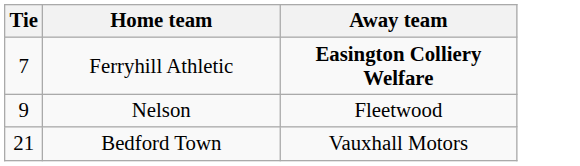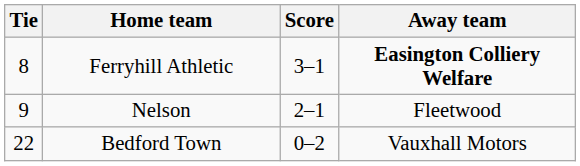+ column: (309, 20)
(24, 65) 7 -> (24, 65) 8
(24, 143) 21 -> (24, 143) 22
